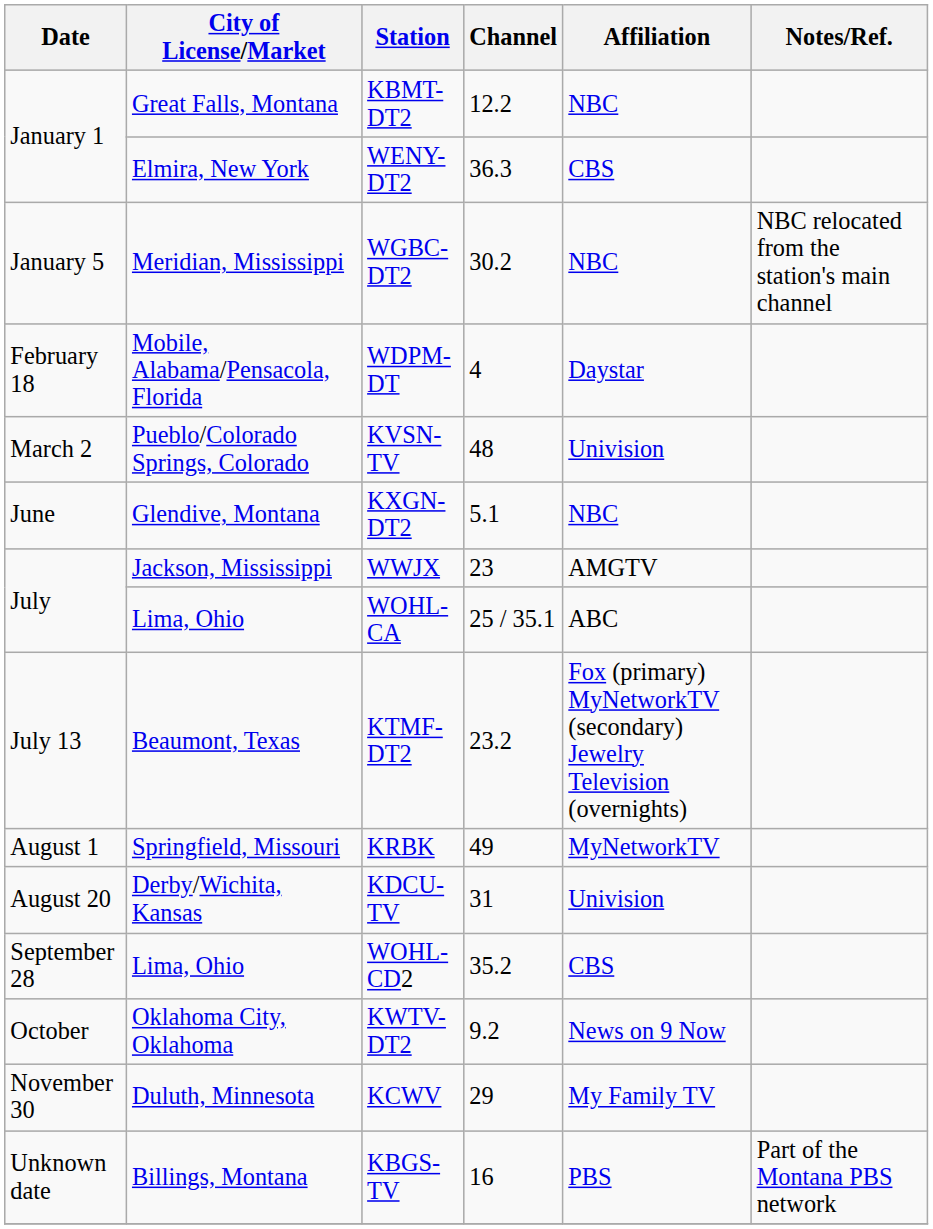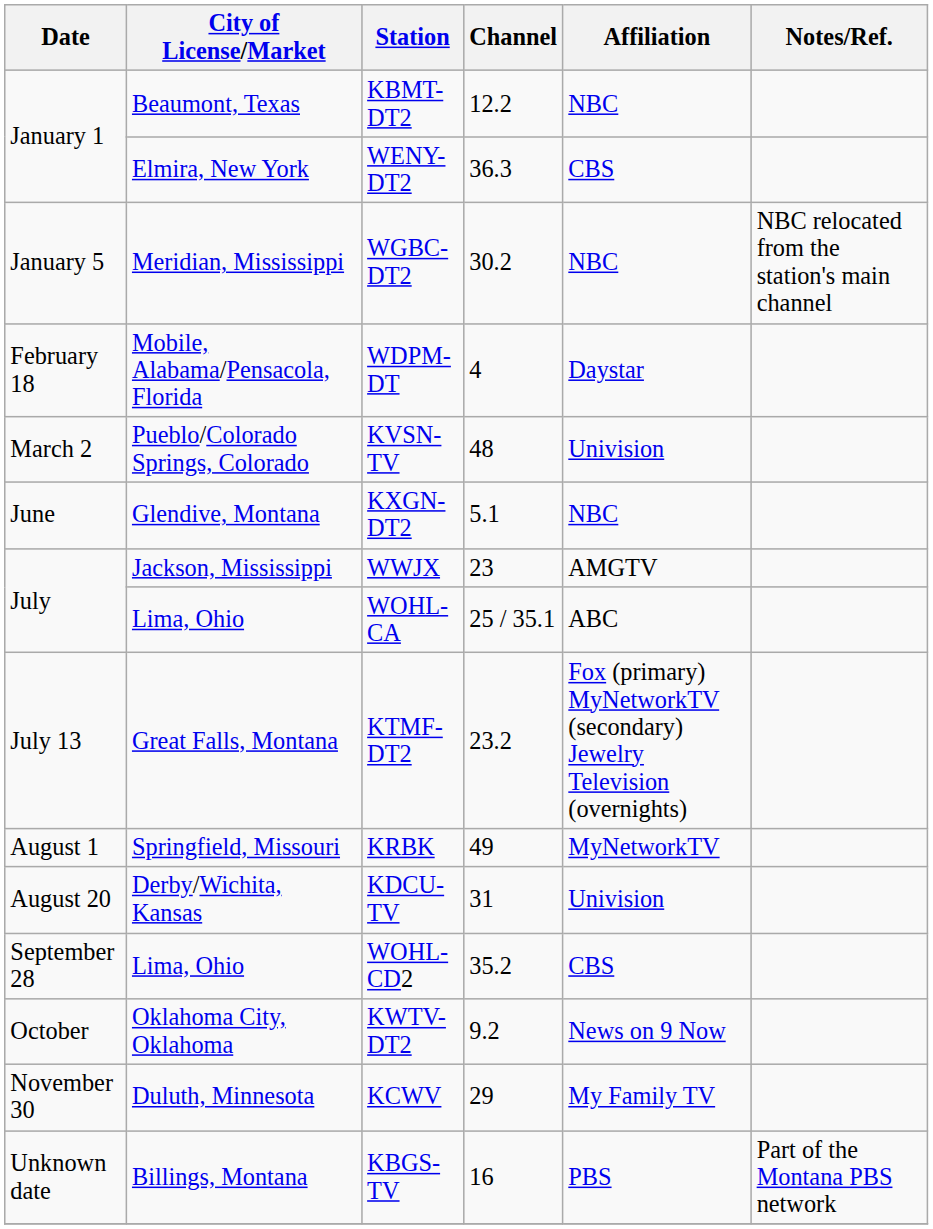(235, 103) Great Falls, Montana -> (216, 103) Beaumont, Texas
(216, 740) Beaumont, Texas -> (235, 740) Great Falls, Montana
